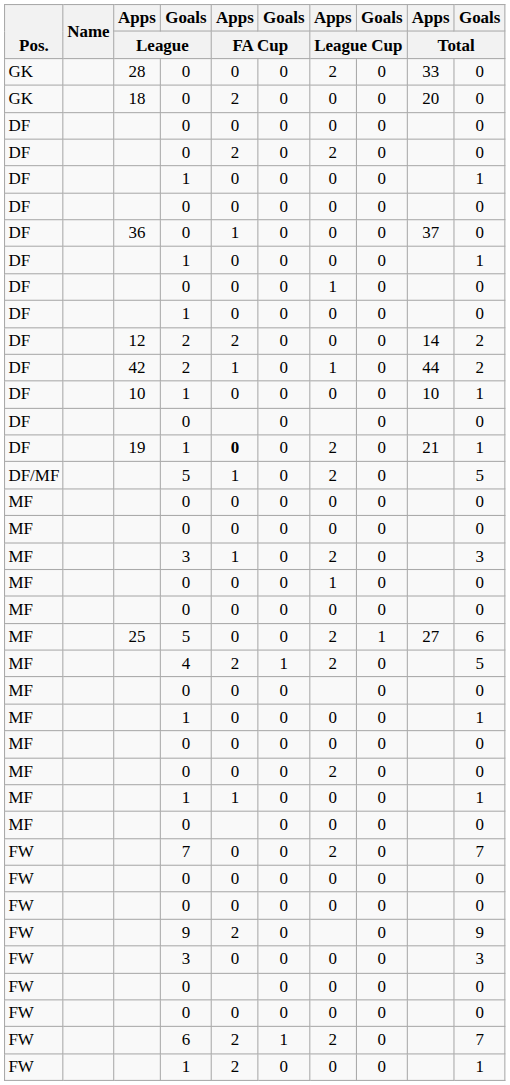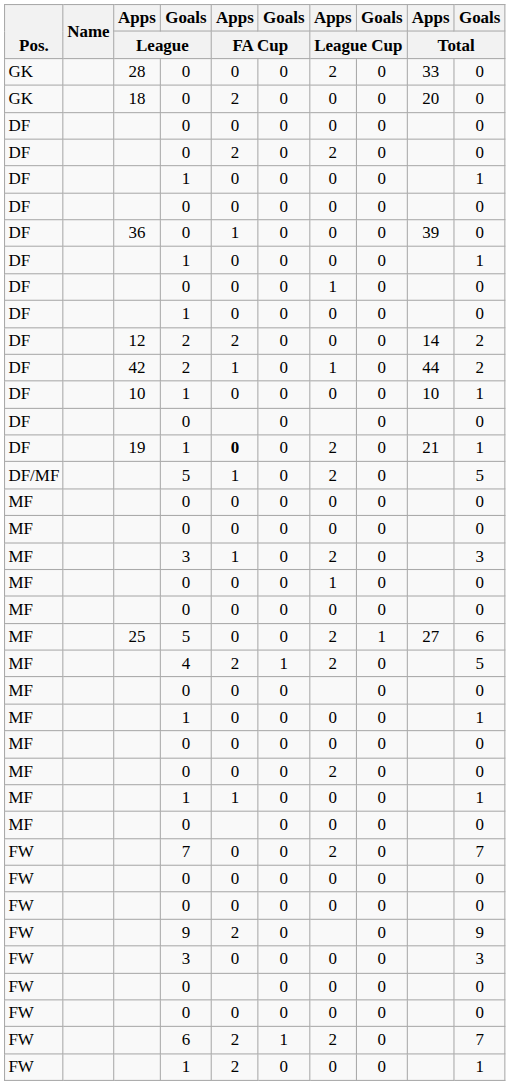(431, 233) 37 -> (431, 233) 39
